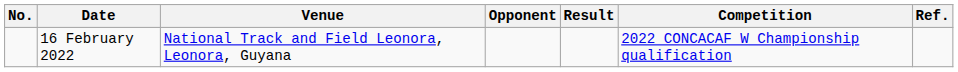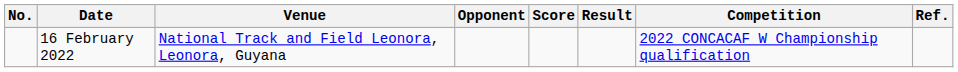+ column: (554, 16)
